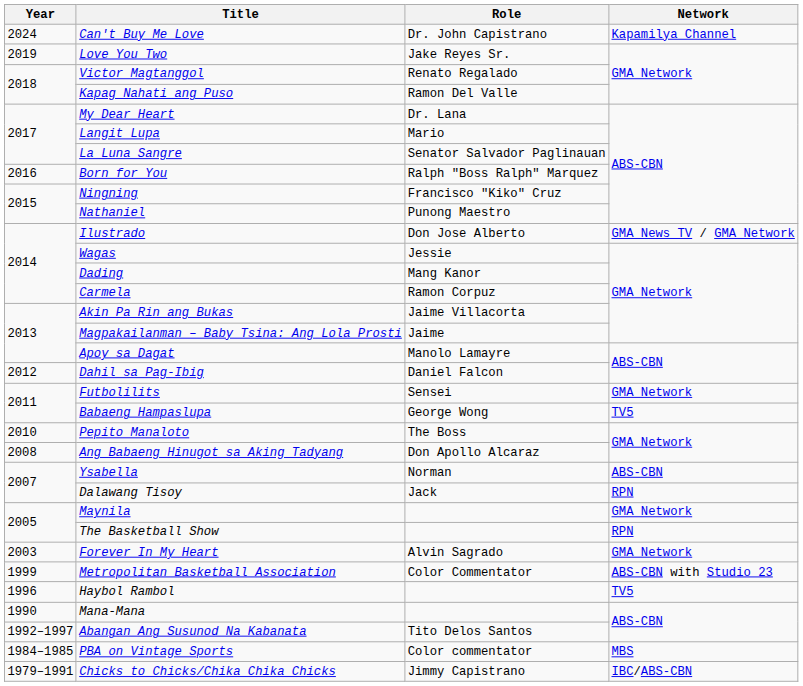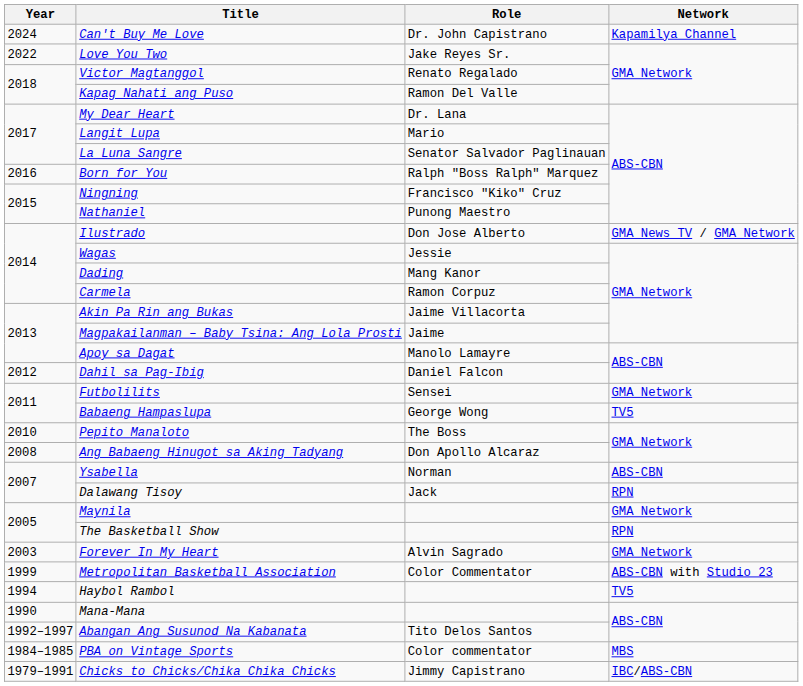(22, 54) 2019 -> (22, 54) 2022
(22, 592) 1996 -> (22, 592) 1994
